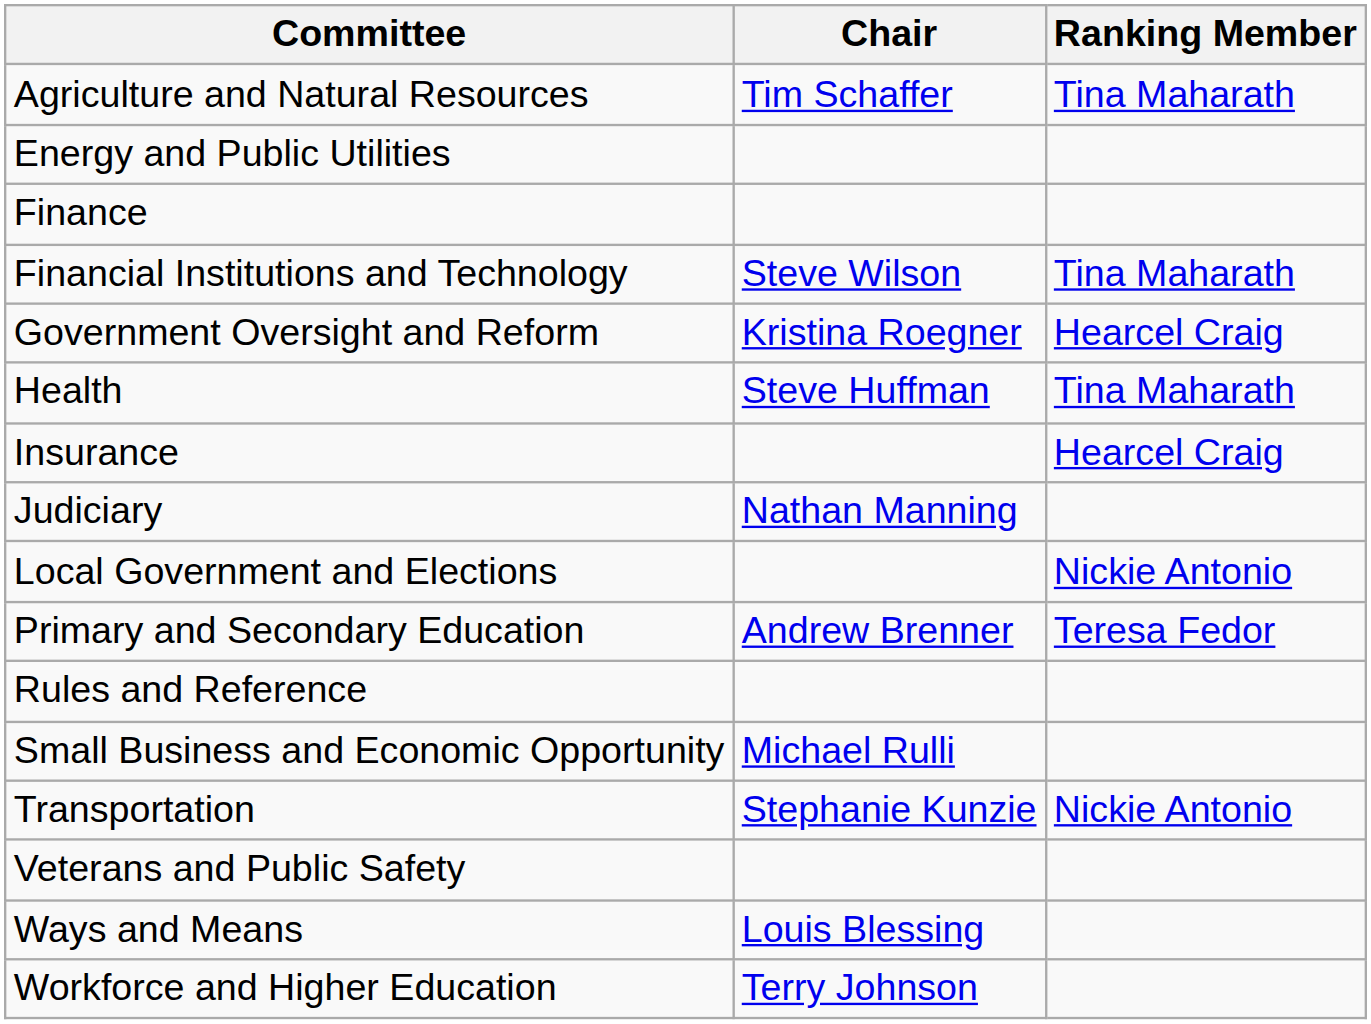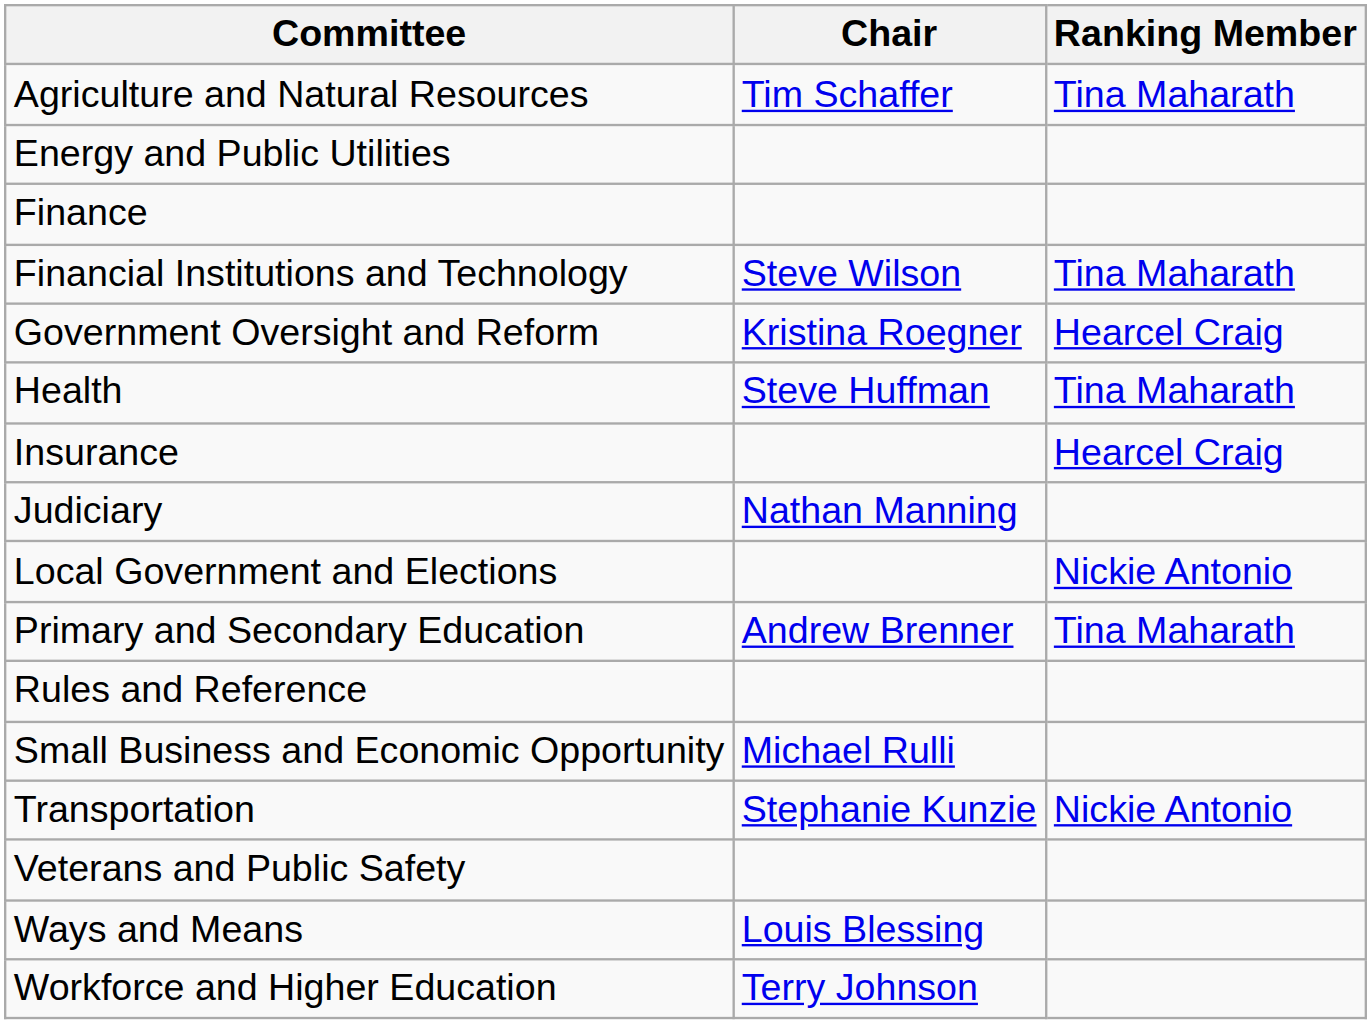(1165, 630) Teresa Fedor -> (1174, 630) Tina Maharath
